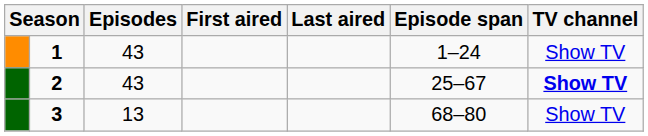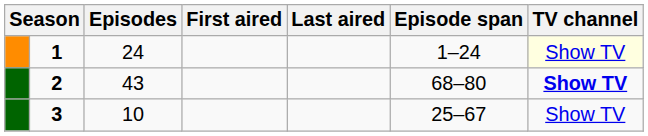(133, 51) 43 -> (133, 51) 24
(585, 51) no background -> (585, 51) lightyellow background
(459, 83) 25–67 -> (459, 83) 68–80
(133, 114) 13 -> (133, 114) 10
(459, 114) 68–80 -> (459, 114) 25–67
